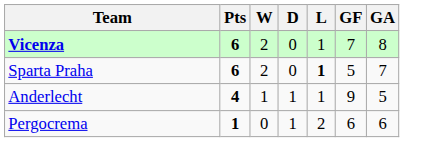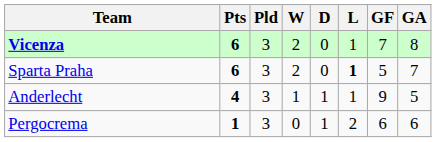+ column: (266, 17)
